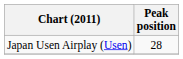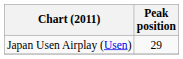(156, 44) 28 -> (156, 44) 29
